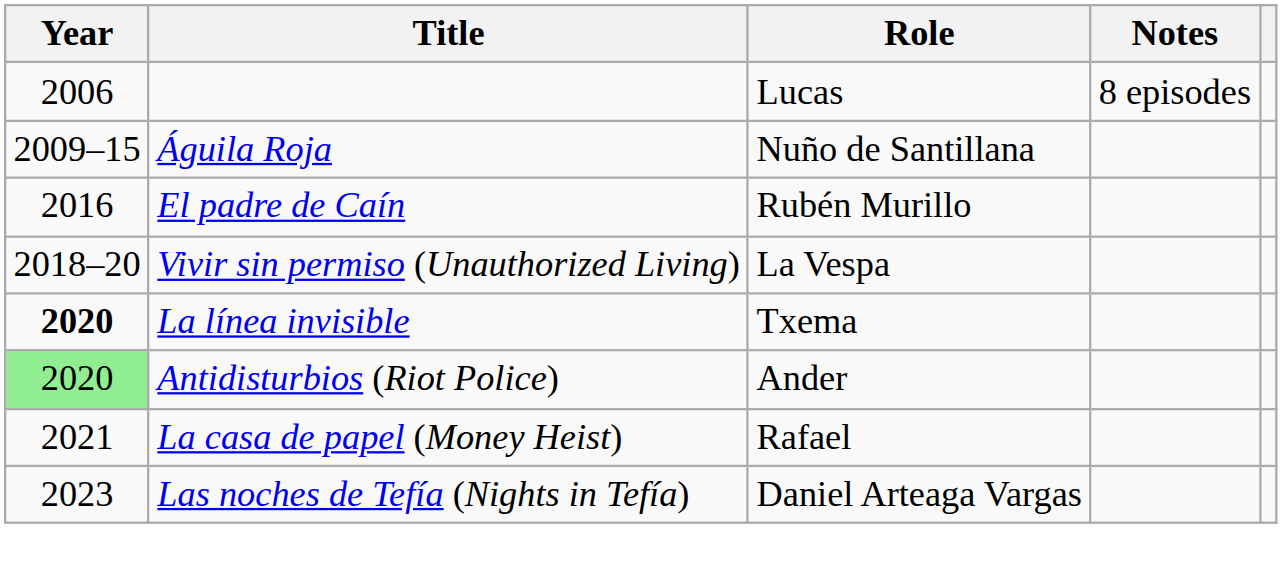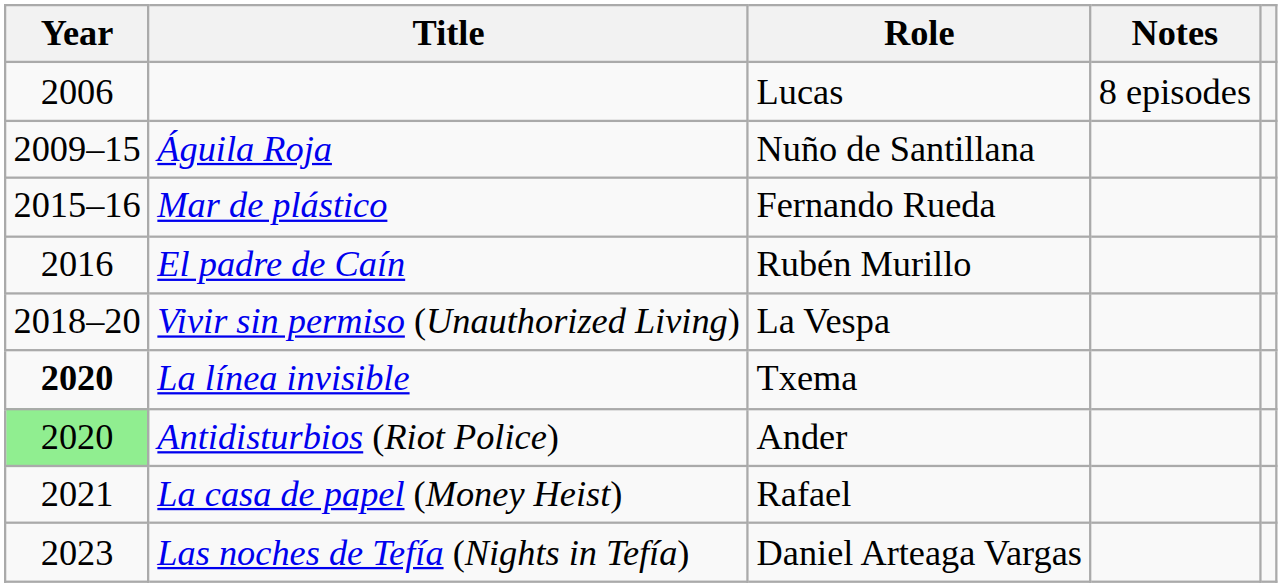+ row: (272, 206)
